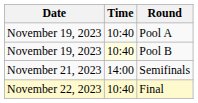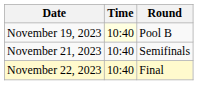- row: (156, 32)
(120, 70) 14:00 -> (120, 51) 10:40
